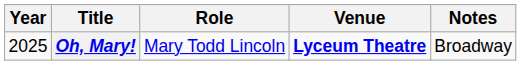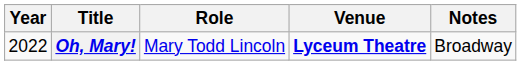(28, 45) 2025 -> (28, 45) 2022
